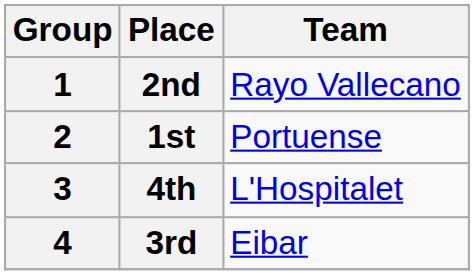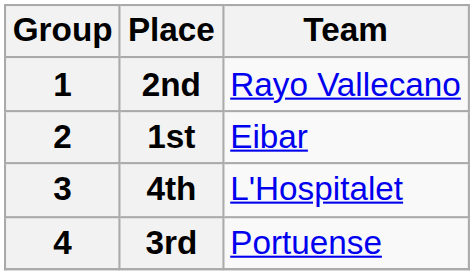(306, 136) Portuense -> (269, 136) Eibar
(269, 242) Eibar -> (306, 242) Portuense
